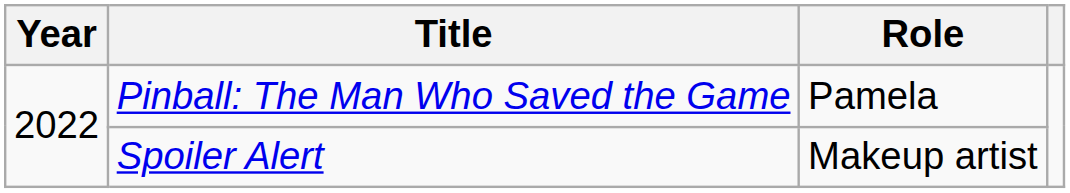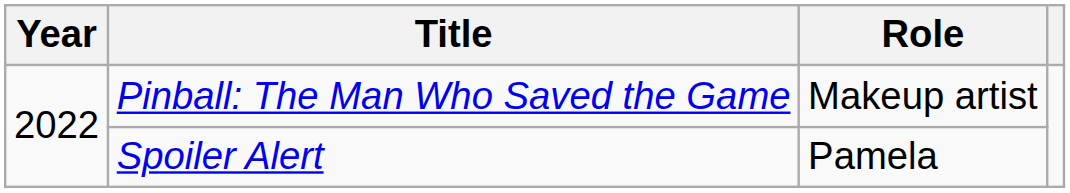(873, 95) Pamela -> (923, 95) Makeup artist
(923, 156) Makeup artist -> (873, 156) Pamela
